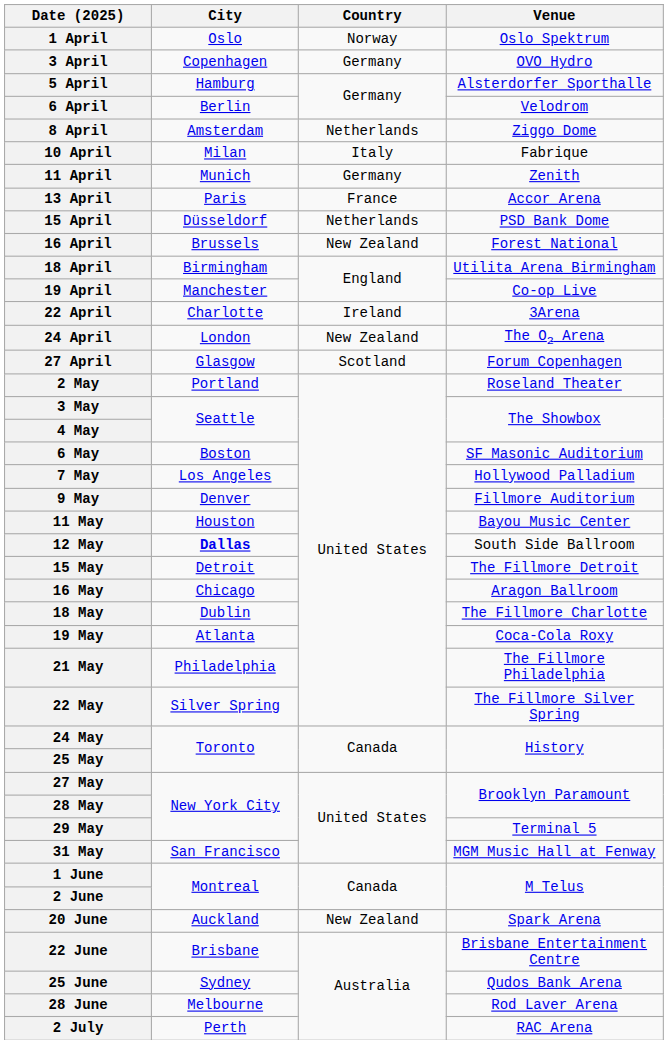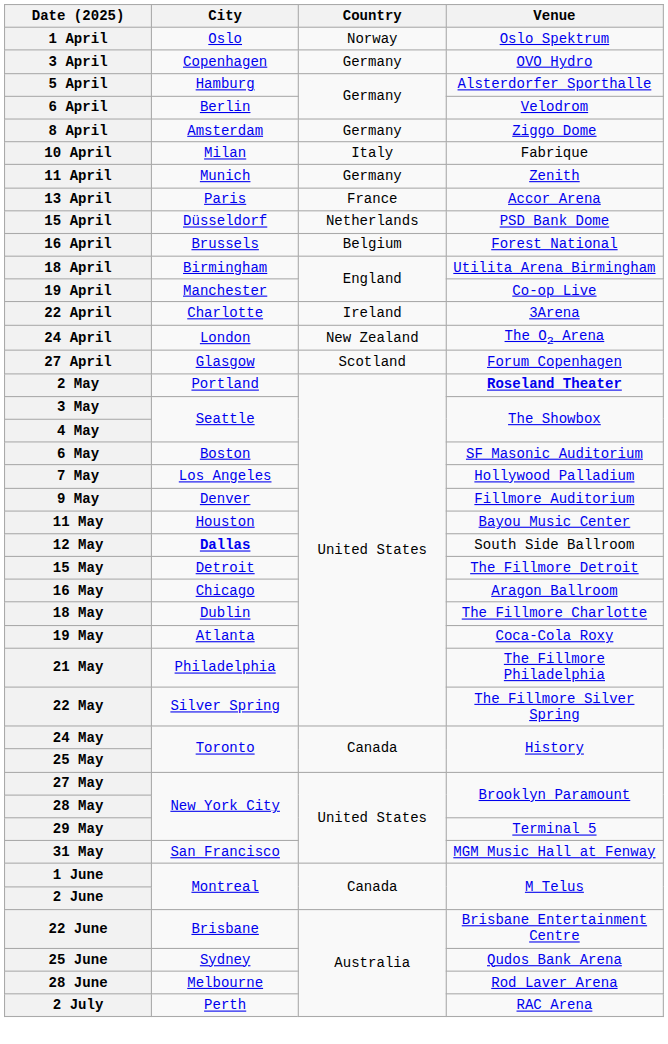(372, 130) Netherlands -> (372, 130) Germany
(372, 245) New Zealand -> (372, 245) Belgium
(554, 385) normal -> (554, 385) bold
- row: (78, 921)
